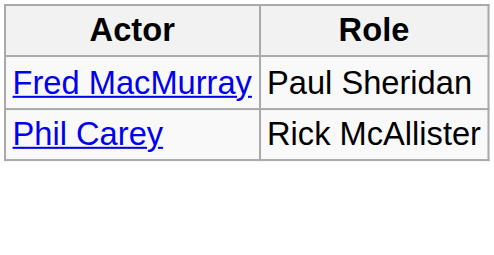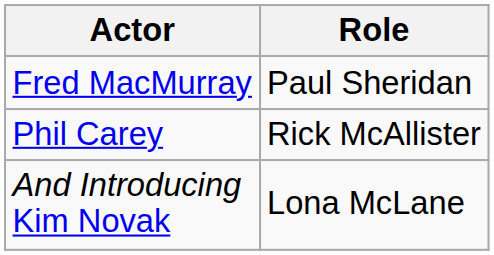+ row: (127, 204)
